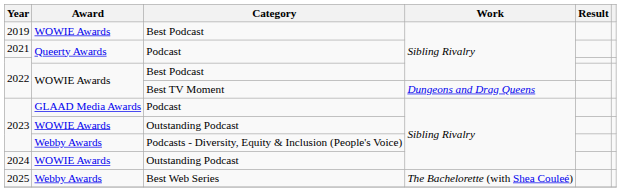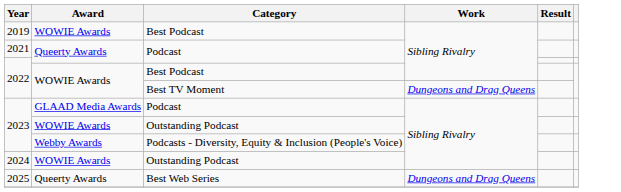(68, 178) Webby Awards -> (71, 178) Queerty Awards
(490, 178) The Bachelorette (with Shea Couleé) -> (471, 178) Dungeons and Drag Queens
